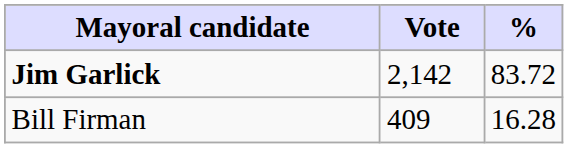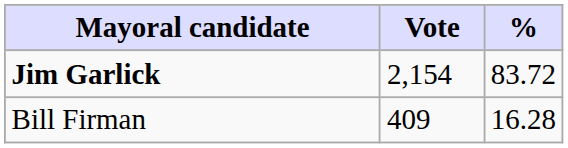(420, 73) 2,142 -> (420, 73) 2,154
